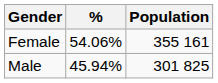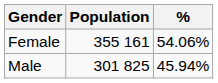columns swapped: (169, 17) <-> (96, 17)
